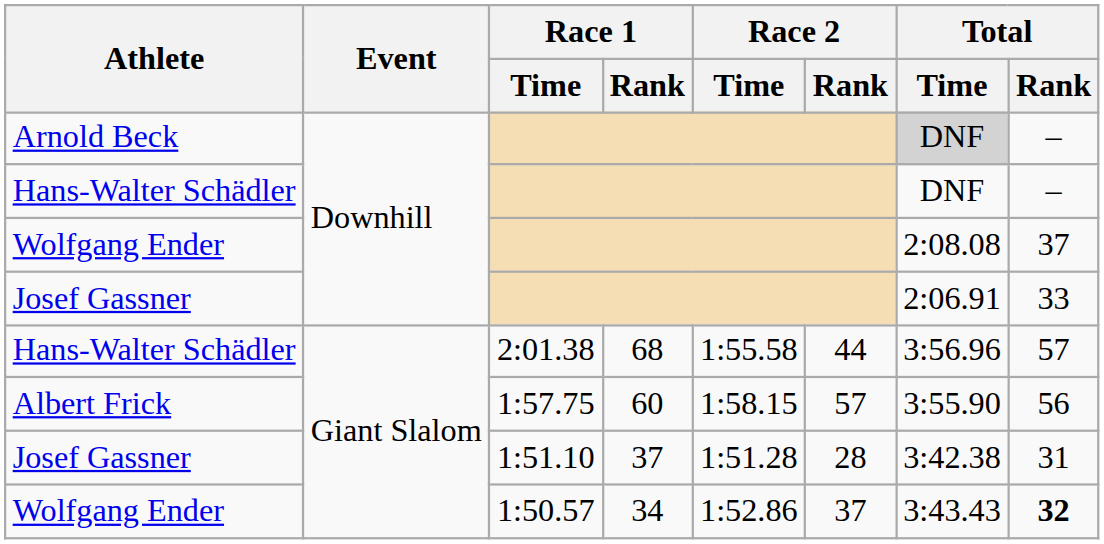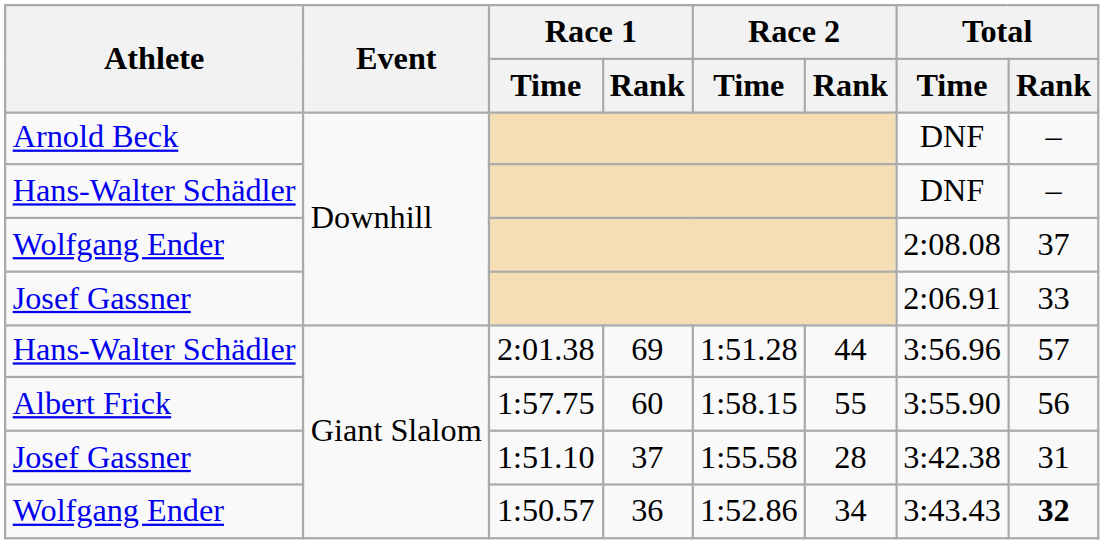(952, 137) lightgrey background -> (952, 137) no background
(647, 350) 68 -> (647, 350) 69
(749, 350) 1:55.58 -> (749, 350) 1:51.28
(850, 403) 57 -> (850, 403) 55
(749, 457) 1:51.28 -> (749, 457) 1:55.58
(647, 510) 34 -> (647, 510) 36
(850, 510) 37 -> (850, 510) 34
